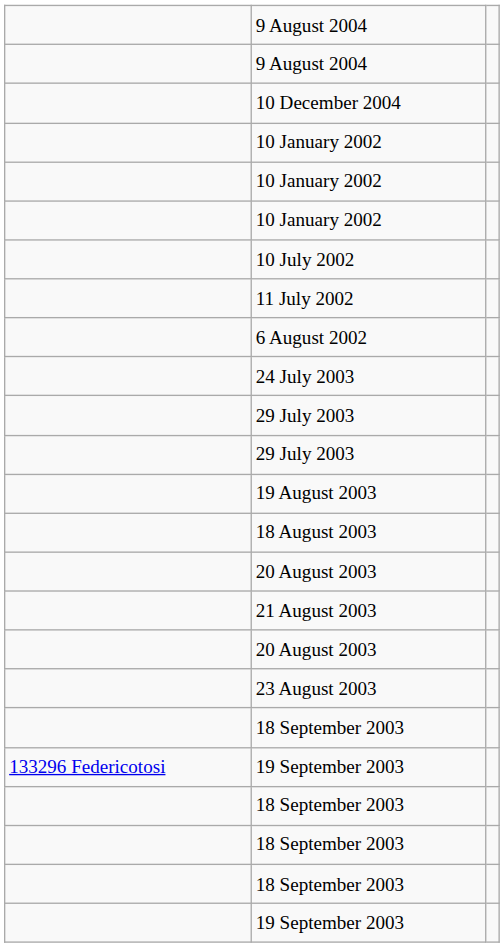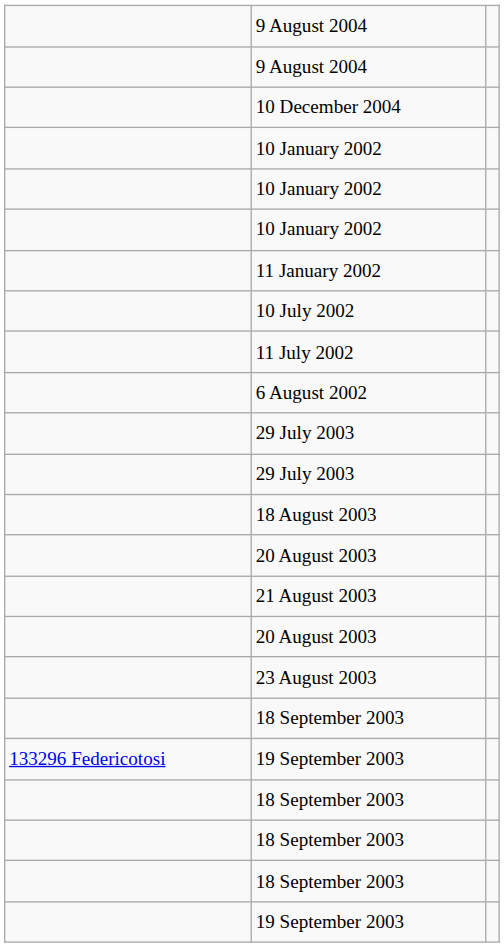+ row: (128, 270)
- row: (128, 377)
- row: (128, 494)
